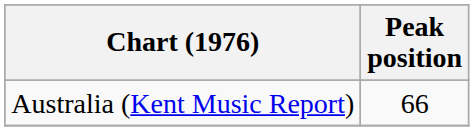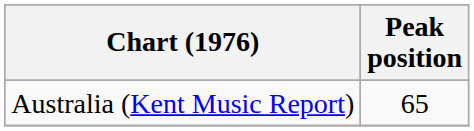(415, 102) 66 -> (415, 102) 65
